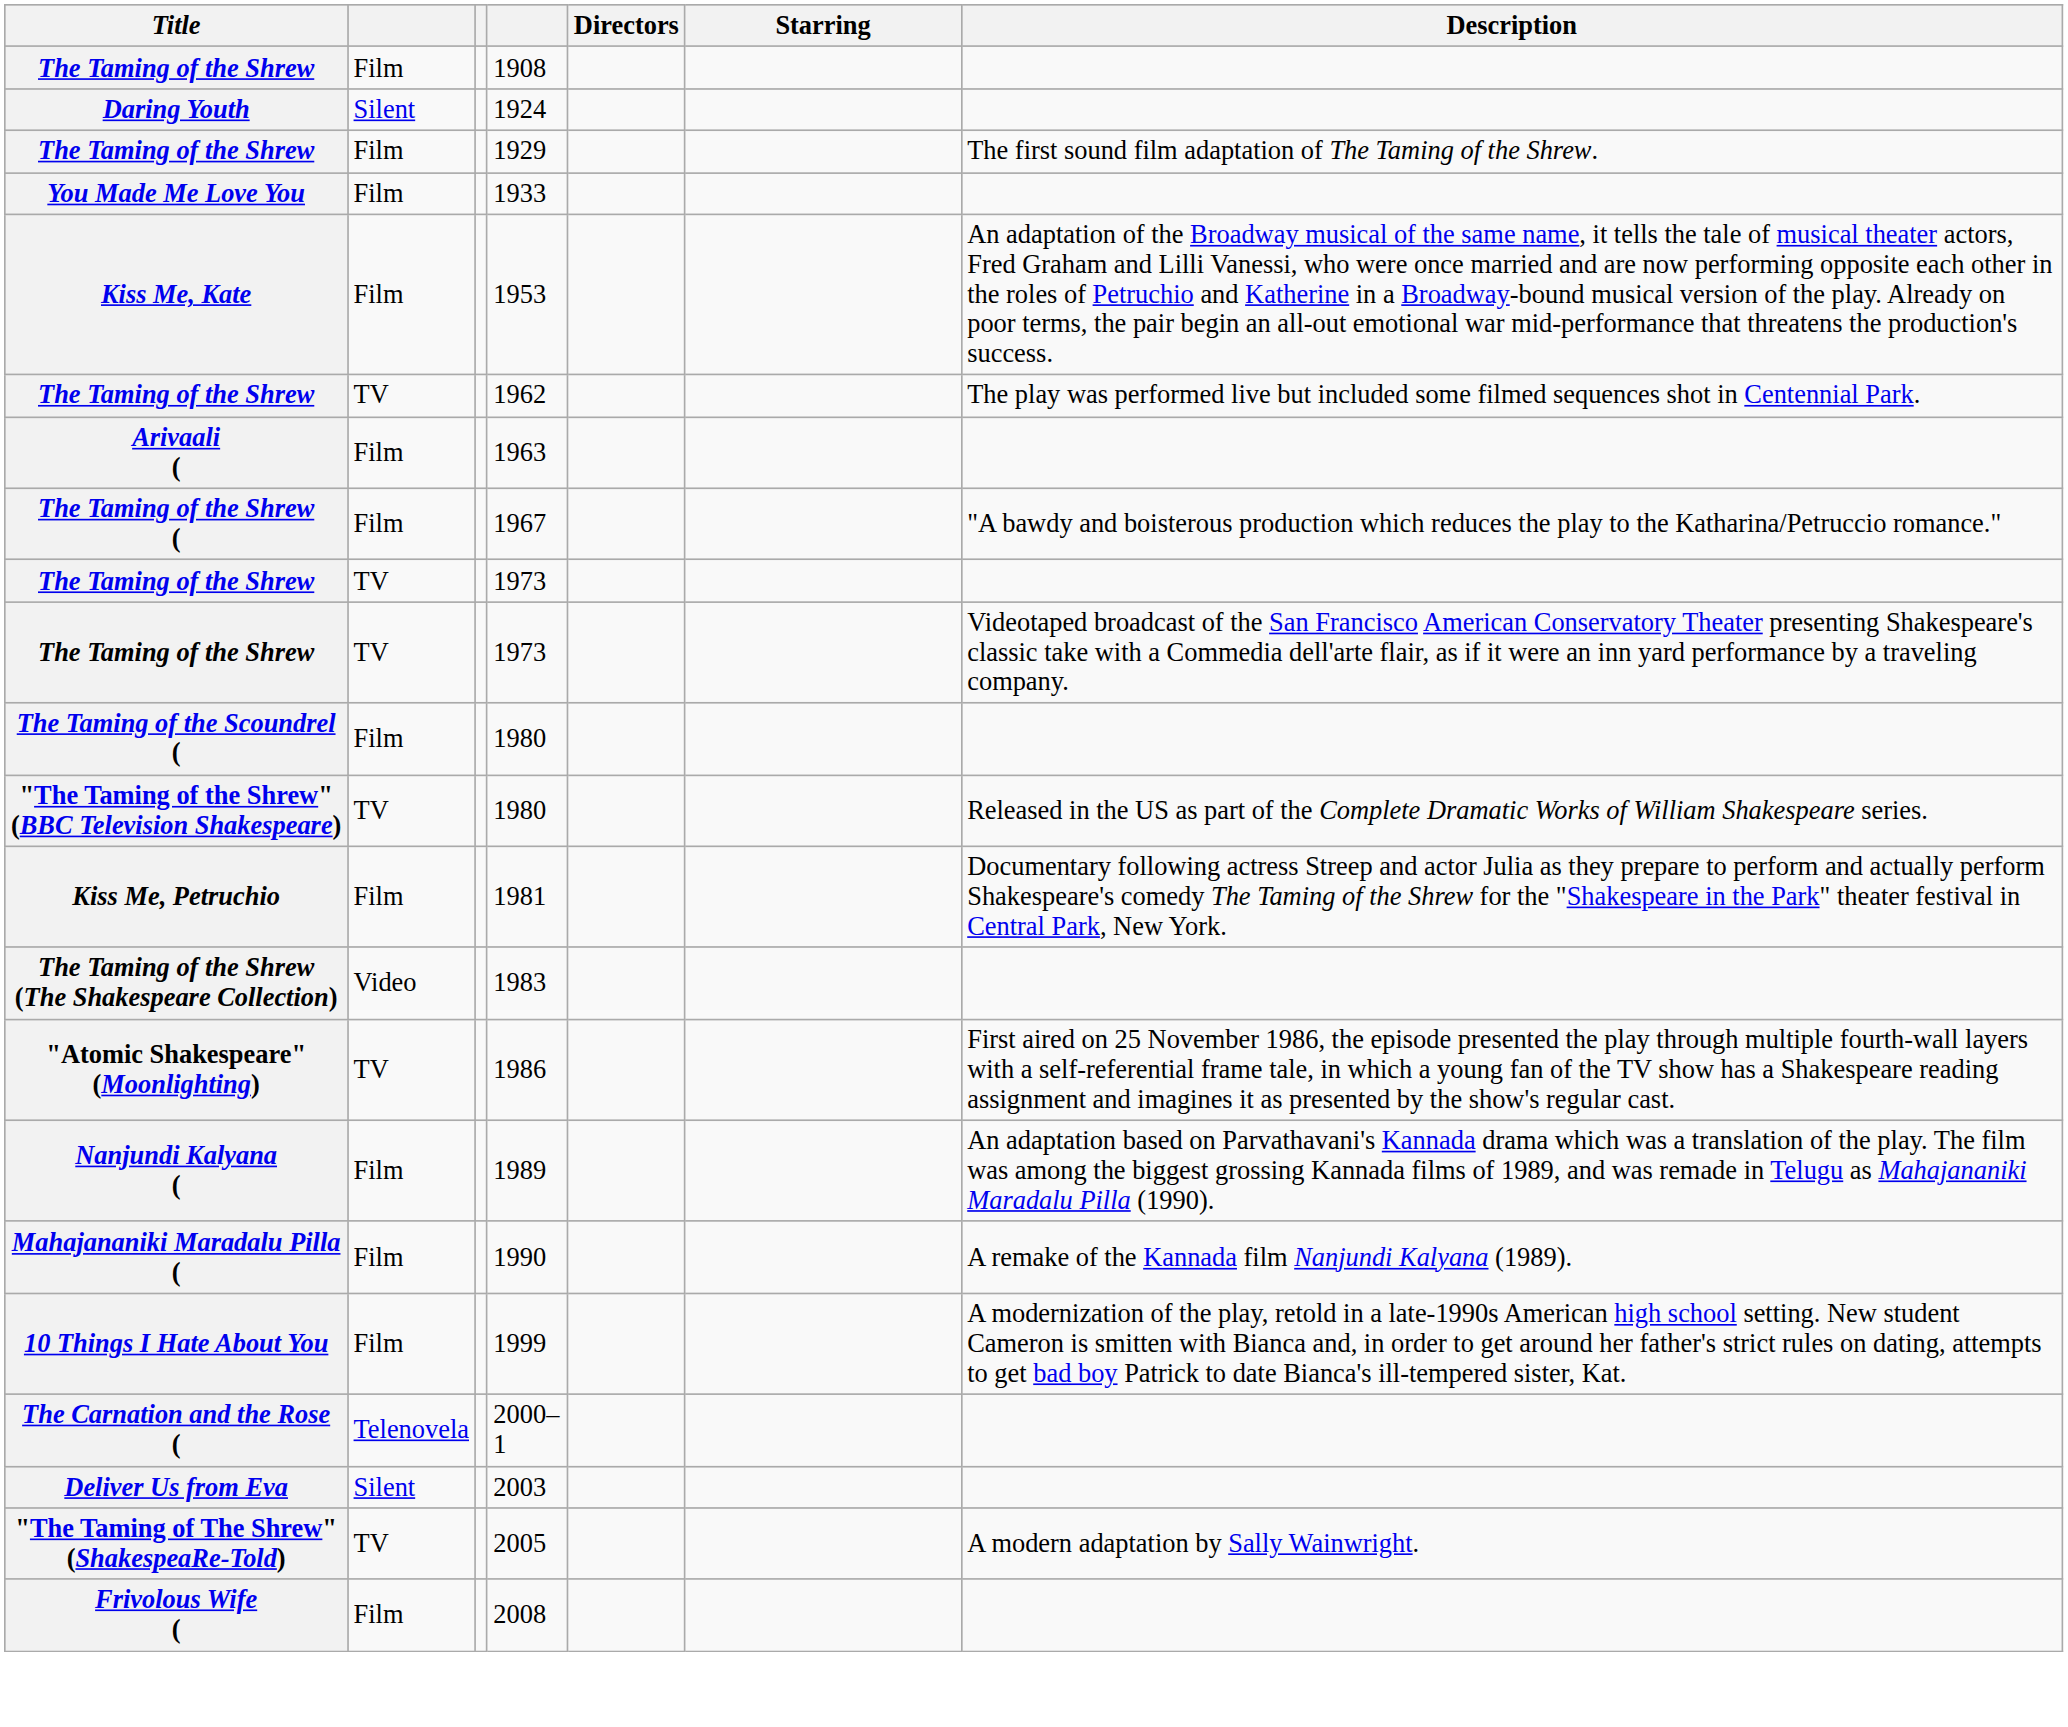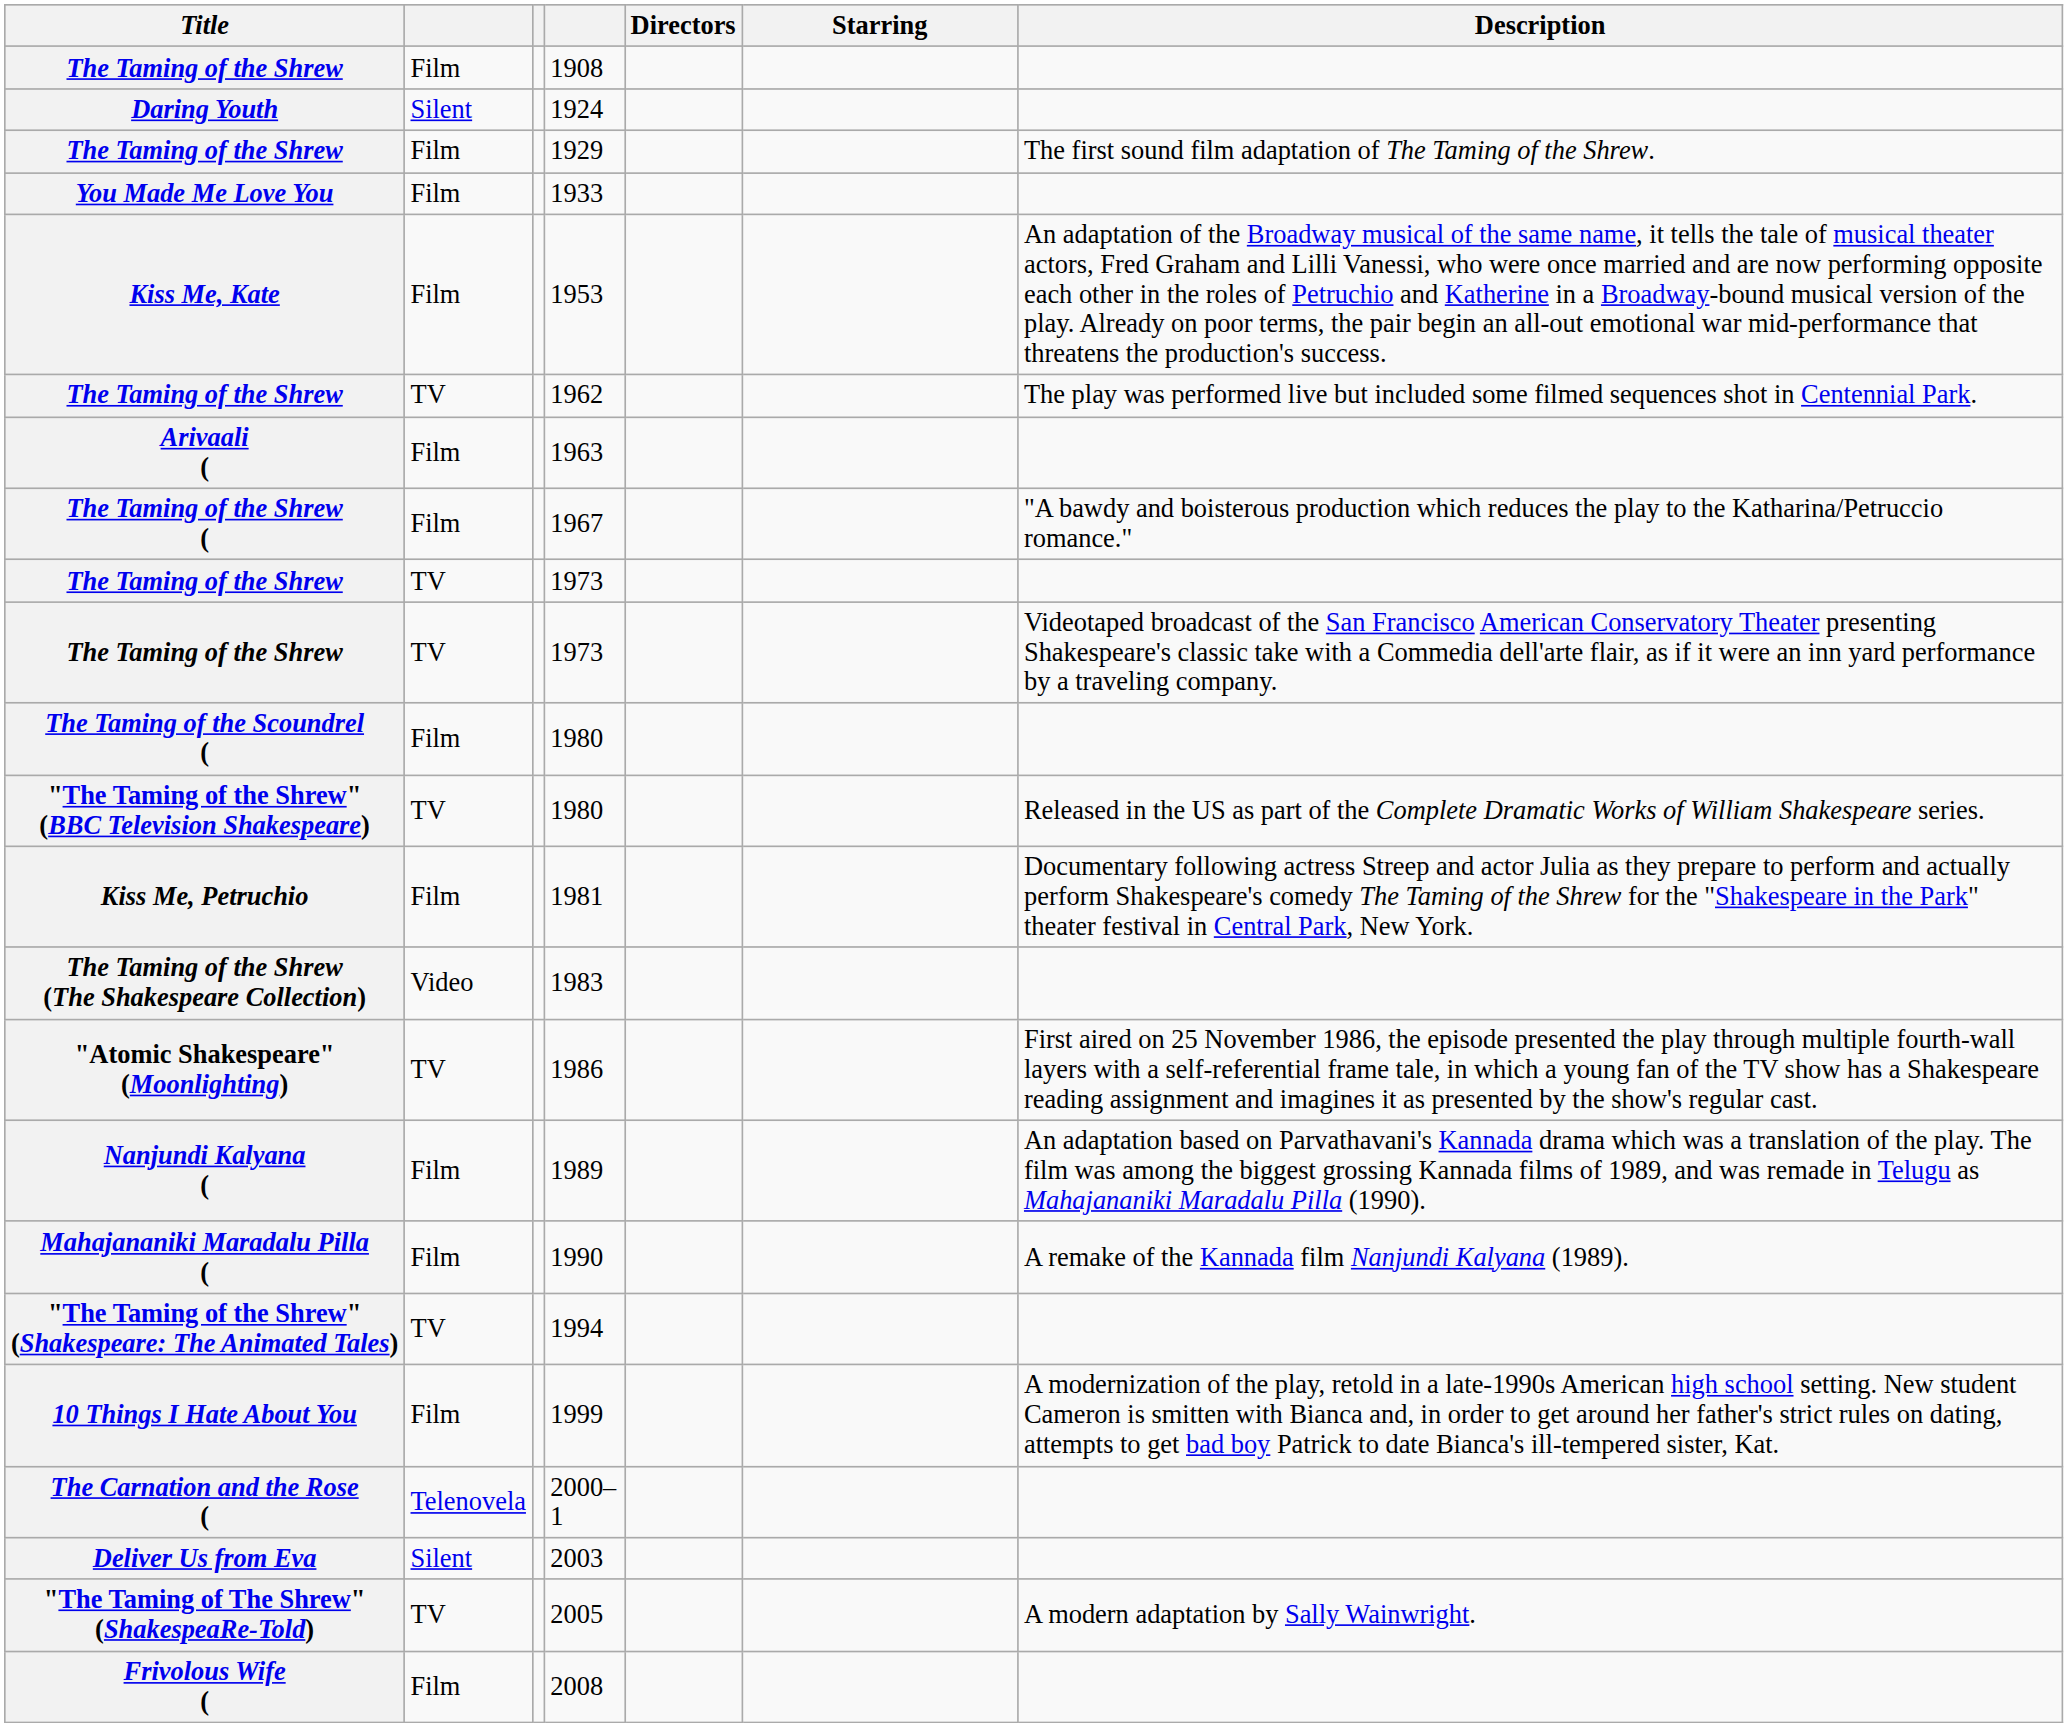+ row: (205, 1328)
